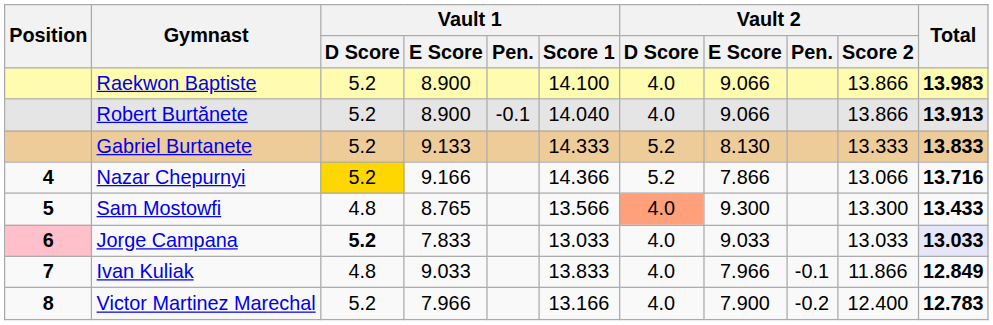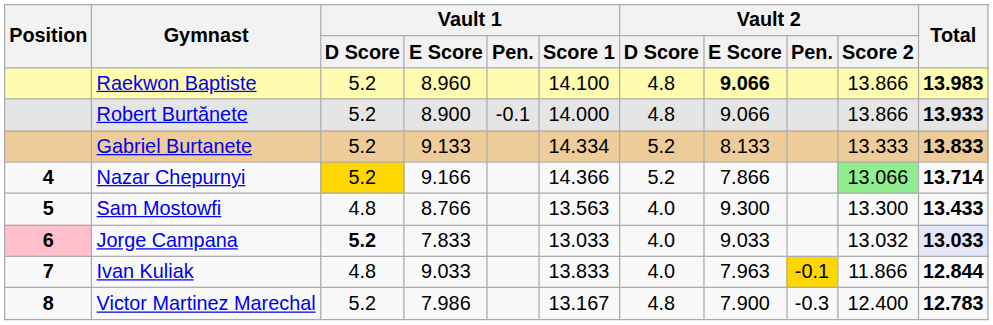(446, 83) 8.900 -> (446, 83) 8.960
(661, 83) 4.0 -> (661, 83) 4.8
(745, 83) normal -> (745, 83) bold
(579, 114) 14.040 -> (579, 114) 14.000
(661, 114) 4.0 -> (661, 114) 4.8
(953, 114) 13.913 -> (953, 114) 13.933
(579, 146) 14.333 -> (579, 146) 14.334
(745, 146) 8.130 -> (745, 146) 8.133
(878, 177) no background -> (878, 177) lightgreen background
(953, 177) 13.716 -> (953, 177) 13.714
(446, 209) 8.765 -> (446, 209) 8.766
(579, 209) 13.566 -> (579, 209) 13.563
(661, 209) lightsalmon background -> (661, 209) no background
(878, 240) 13.033 -> (878, 240) 13.032
(745, 271) 7.966 -> (745, 271) 7.963
(812, 271) no background -> (812, 271) gold background
(953, 271) 12.849 -> (953, 271) 12.844
(446, 303) 7.966 -> (446, 303) 7.986
(579, 303) 13.166 -> (579, 303) 13.167
(661, 303) 4.0 -> (661, 303) 4.8
(812, 303) -0.2 -> (812, 303) -0.3
